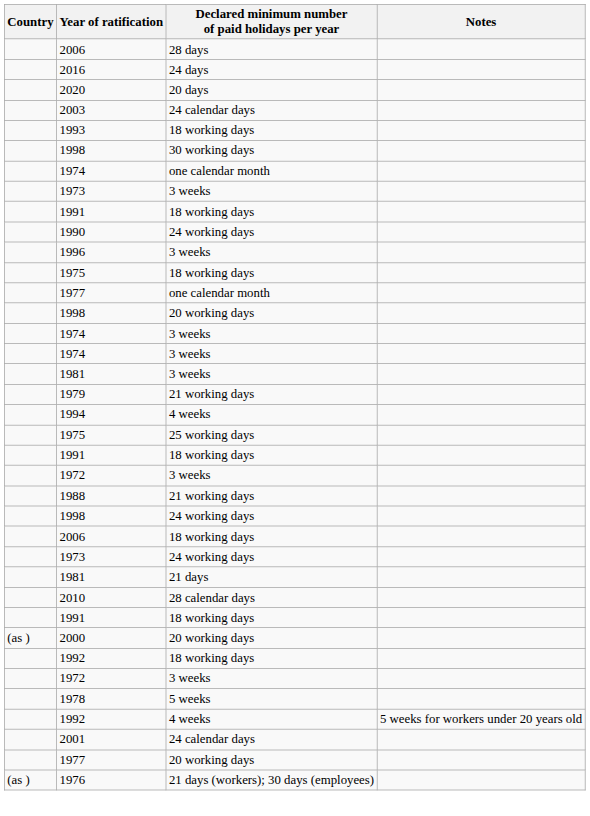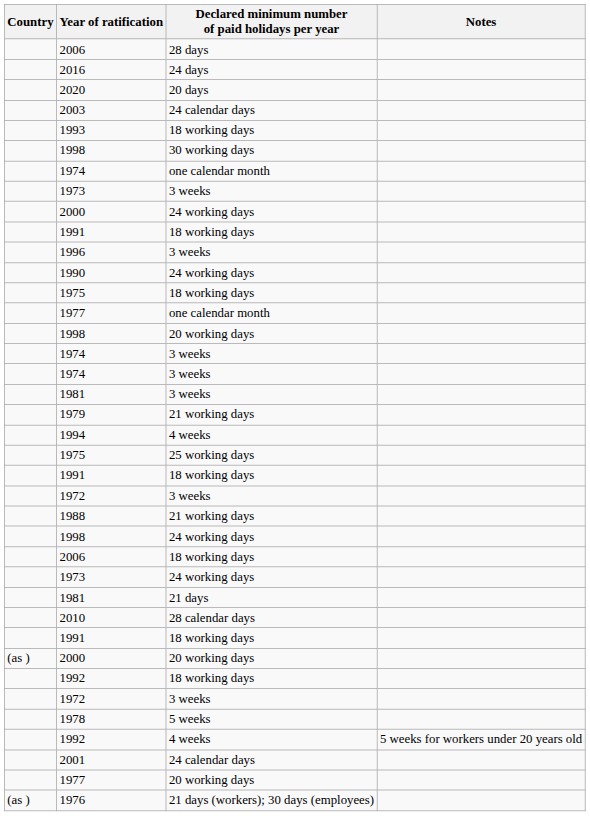+ row: (72, 211)
rows swapped: (72, 252) <-> (72, 232)
